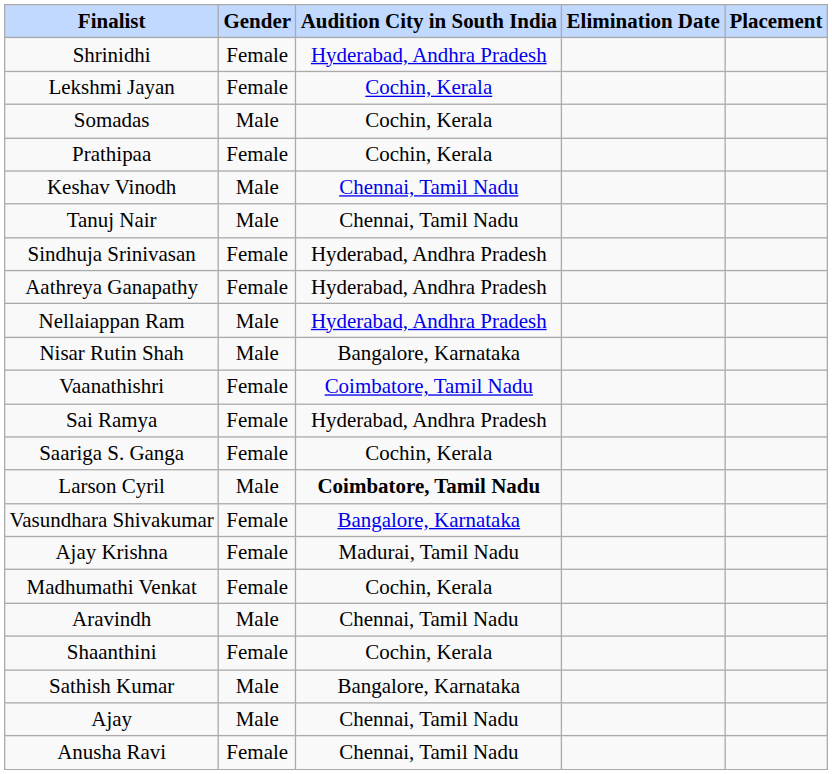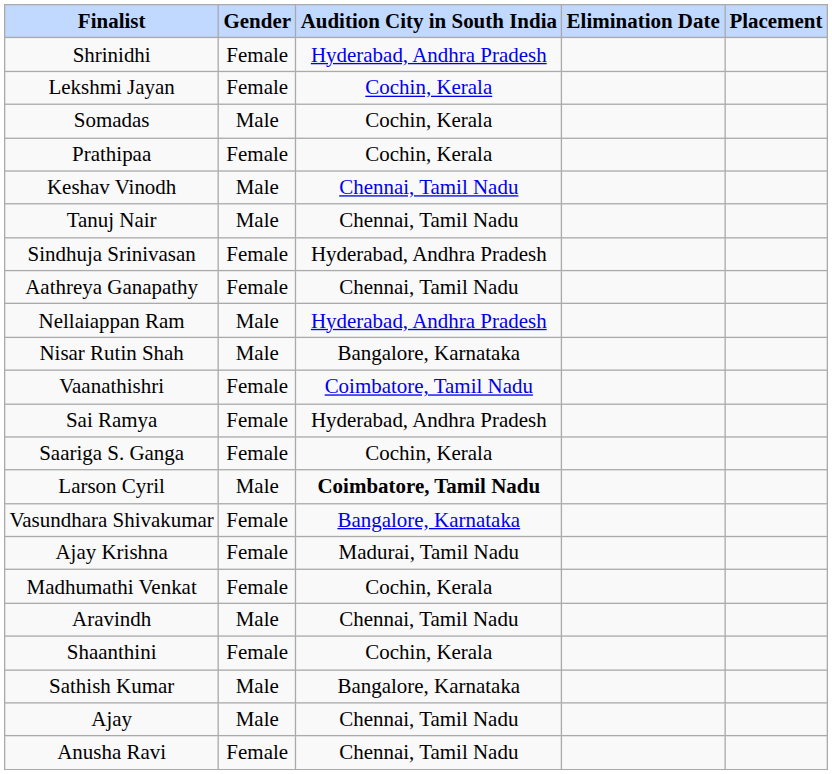(429, 287) Hyderabad, Andhra Pradesh -> (429, 287) Chennai, Tamil Nadu
